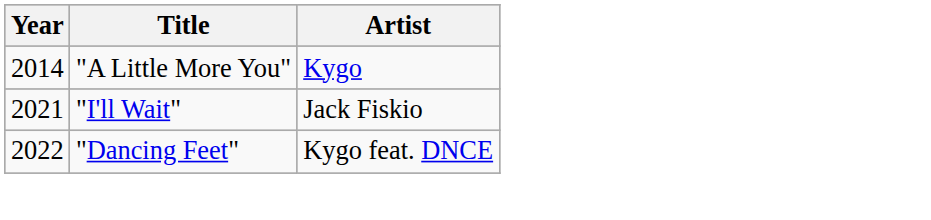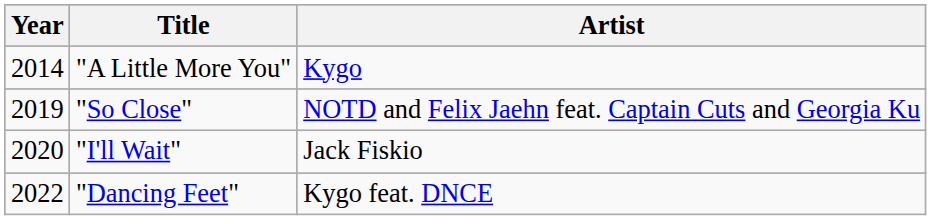+ row: (134, 109)
(37, 109) 2021 -> (37, 151) 2020
